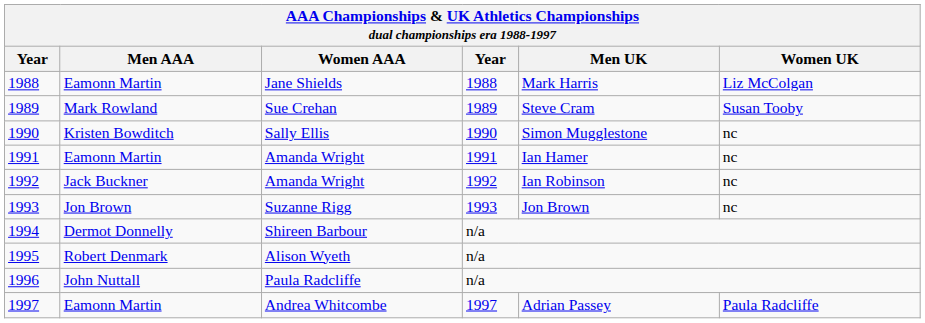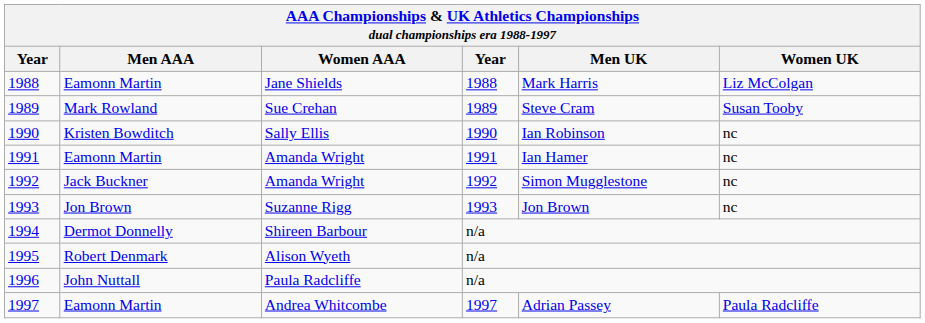(584, 132) Simon Mugglestone -> (563, 132) Ian Robinson
(563, 181) Ian Robinson -> (584, 181) Simon Mugglestone
